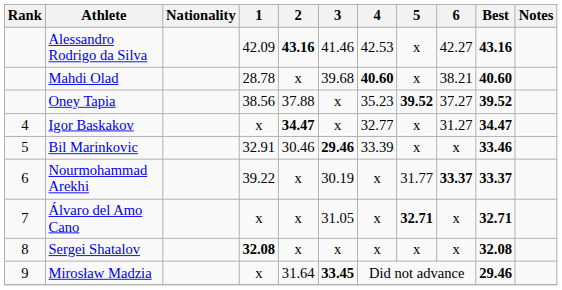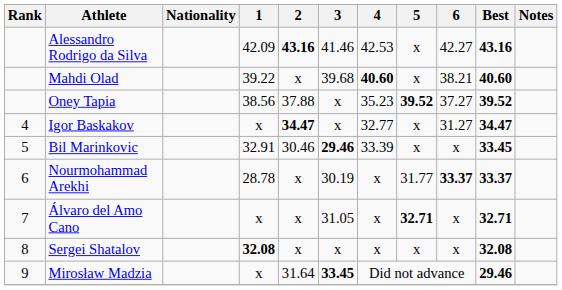(259, 78) 28.78 -> (259, 78) 39.22
(496, 147) 33.46 -> (496, 147) 33.45
(259, 179) 39.22 -> (259, 179) 28.78
